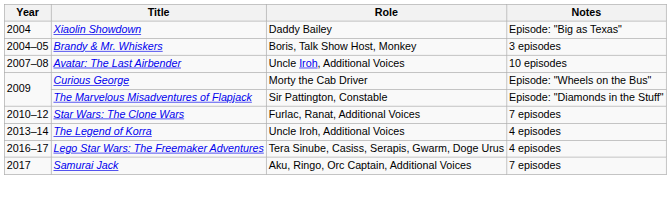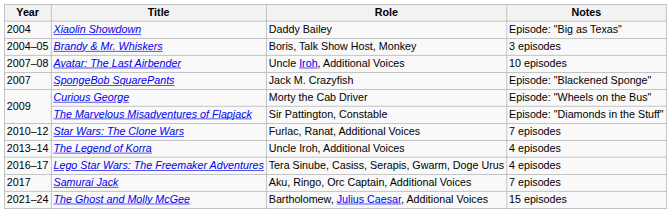+ row: (114, 81)
+ row: (122, 200)
